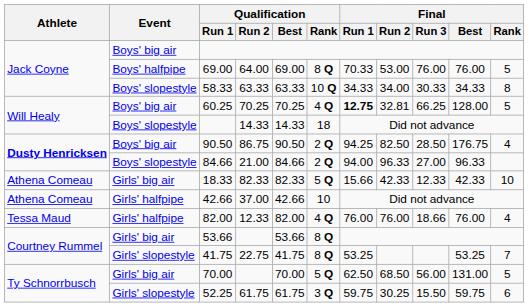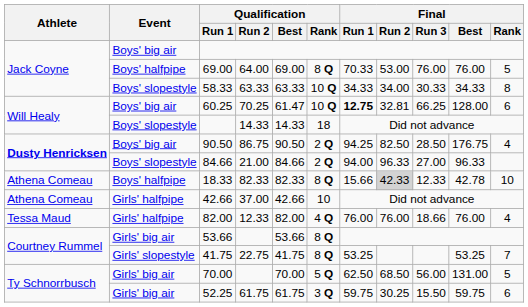(290, 106) 70.25 -> (290, 106) 61.47
(324, 106) 4 Q -> (324, 106) 10 Q
(507, 106) 5 -> (507, 106) 6
(143, 181) Girls' big air -> (149, 181) Boys' halfpipe
(324, 181) 5 Q -> (324, 181) 8 Q
(395, 181) no background -> (395, 181) lightgrey background
(470, 181) 42.33 -> (470, 181) 42.78
(154, 293) Girls' slopestyle -> (143, 293) Girls' big air
